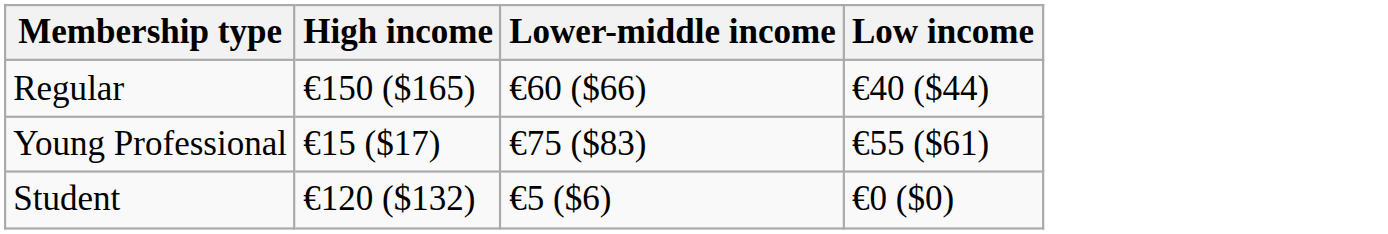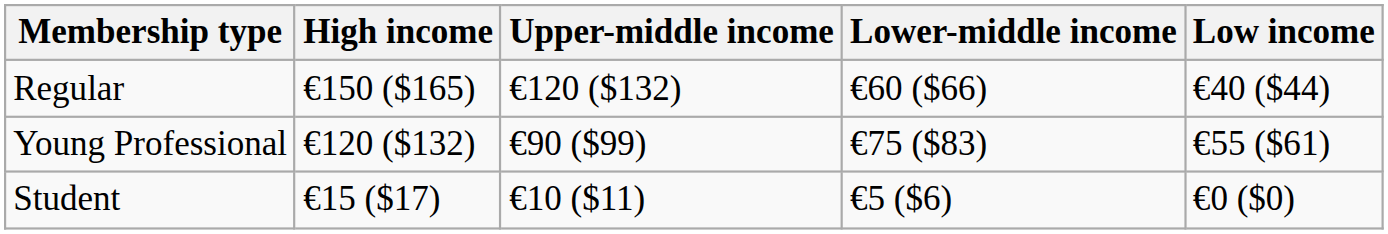+ column: (672, 32)
(372, 143) €15 ($17) -> (389, 143) €120 ($132)
(389, 198) €120 ($132) -> (372, 198) €15 ($17)
